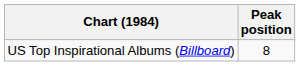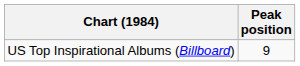(266, 50) 8 -> (266, 50) 9
